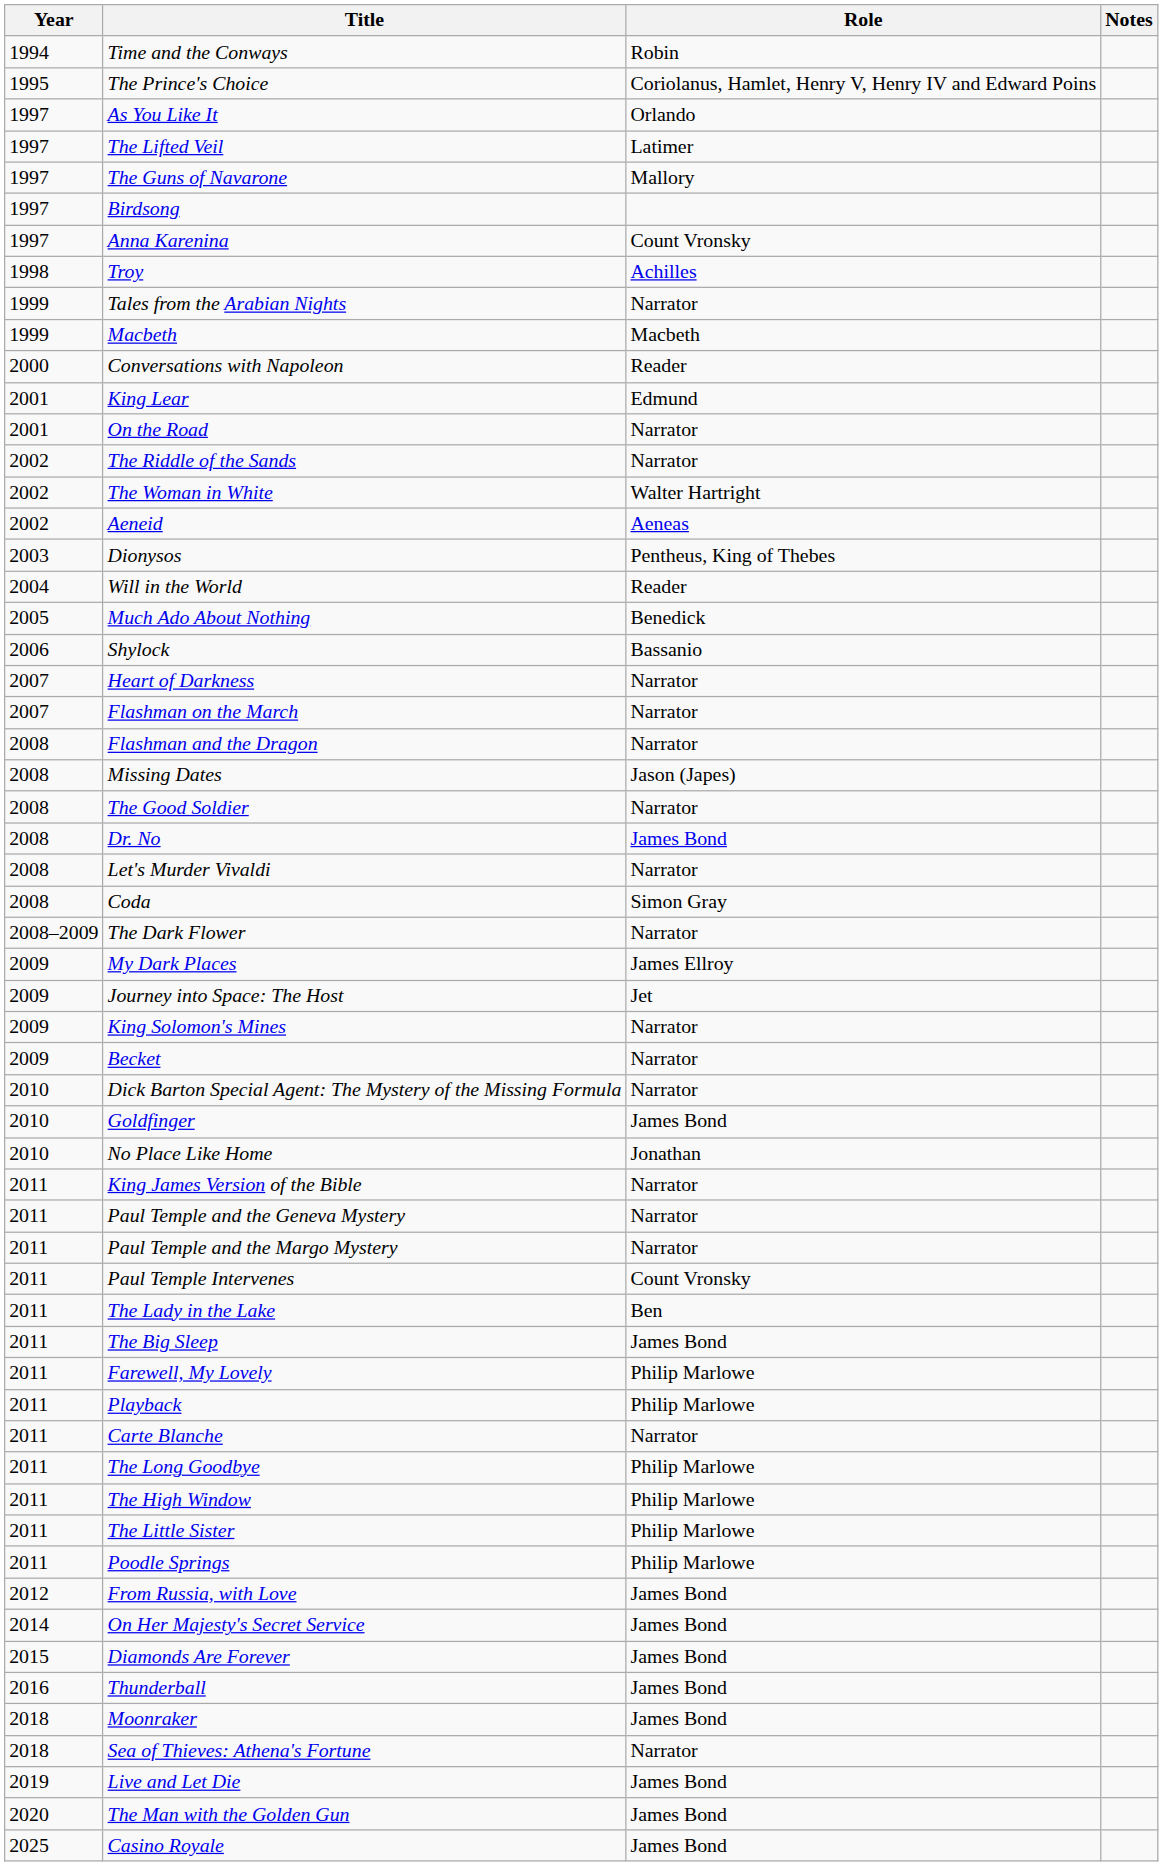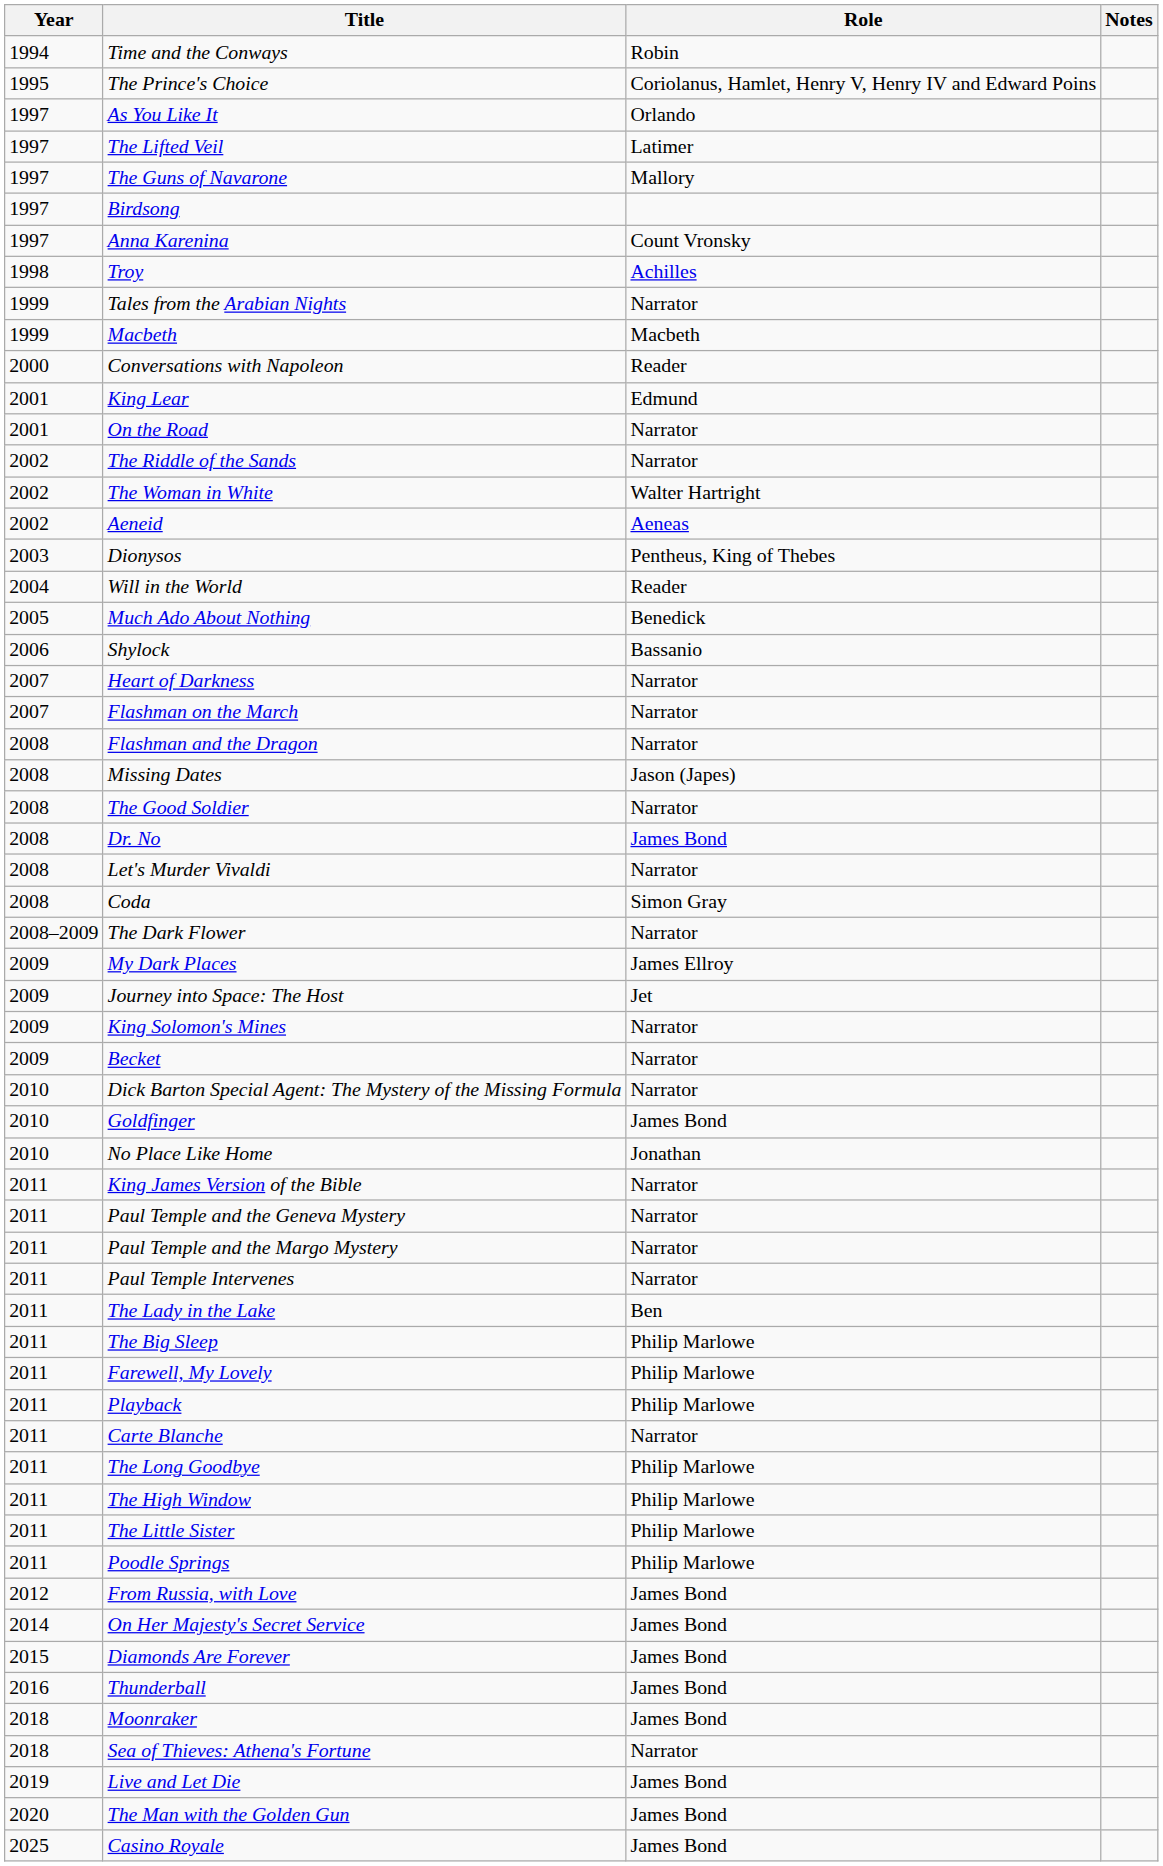(691, 1278) Count Vronsky -> (664, 1278) Narrator
(679, 1341) James Bond -> (692, 1341) Philip Marlowe
